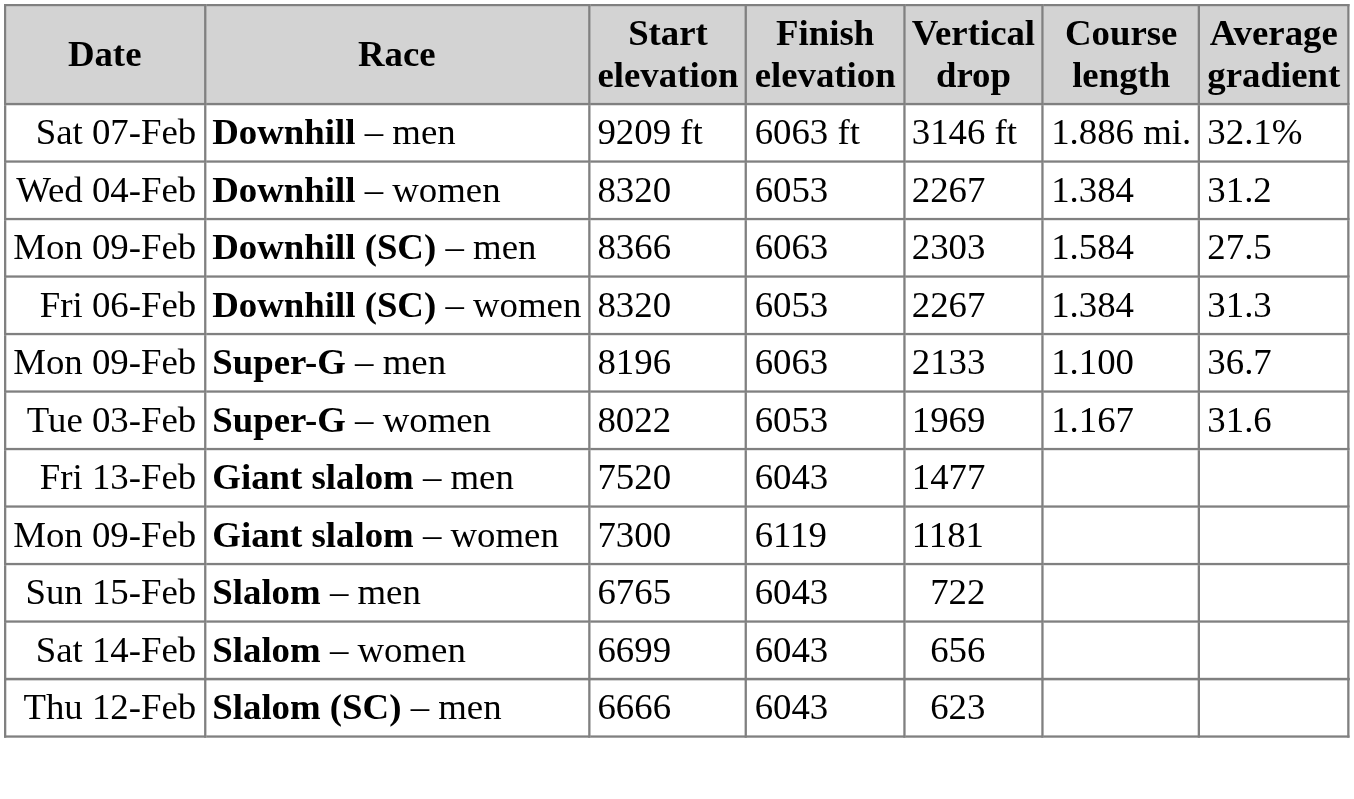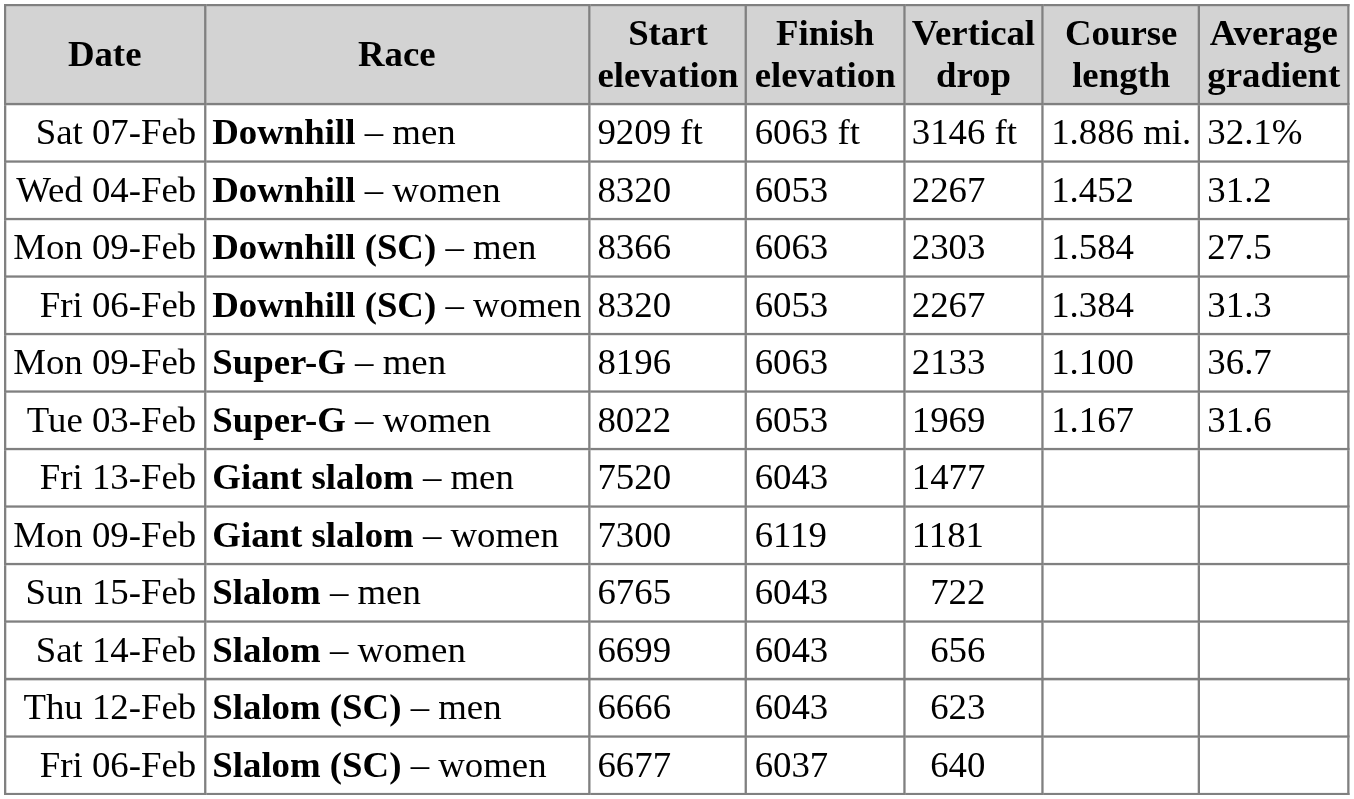(1093, 189) 1.384 -> (1093, 189) 1.452
+ row: (379, 764)
